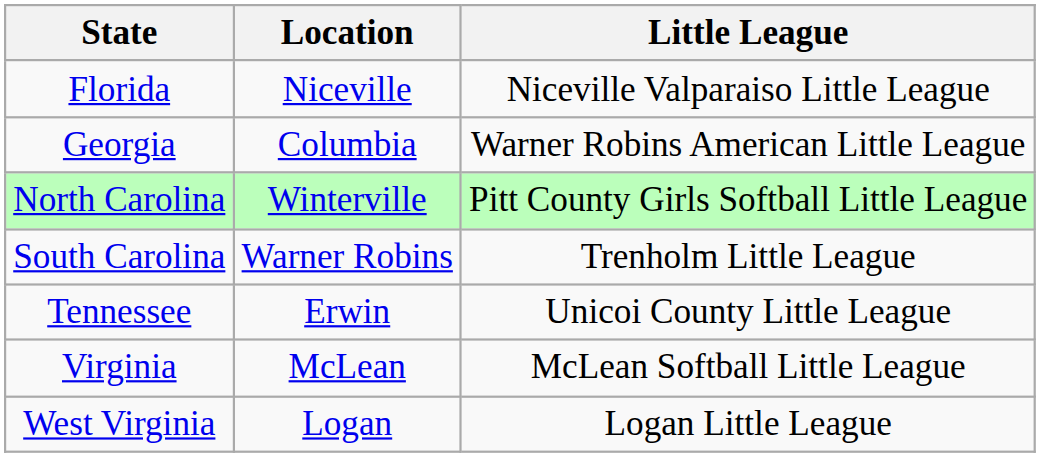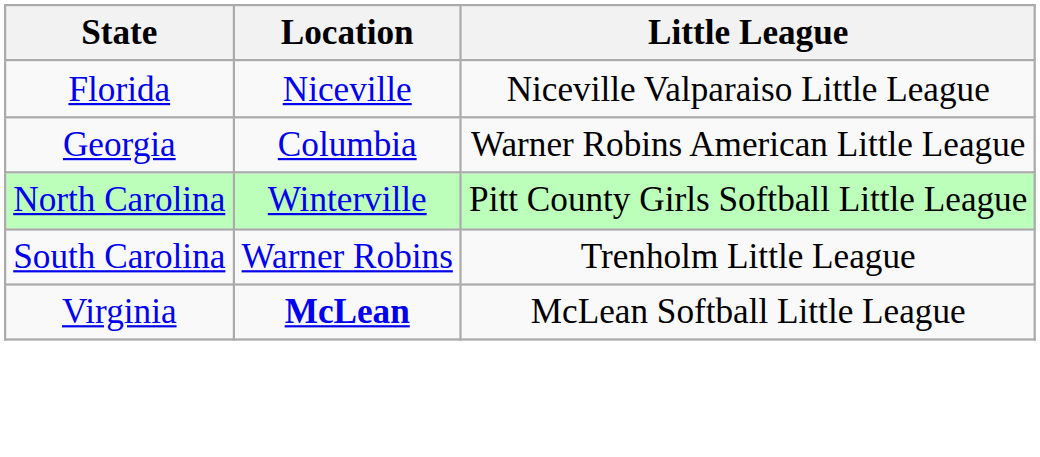- row: (119, 311)
(347, 367) normal -> (347, 311) bold
- row: (119, 423)
